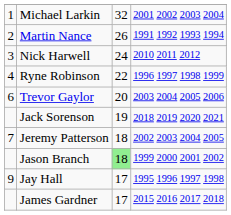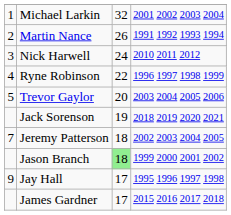(11, 96) 6 -> (11, 96) 5
